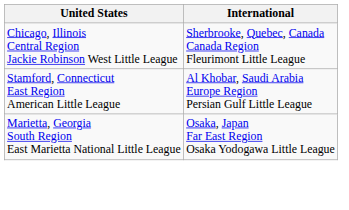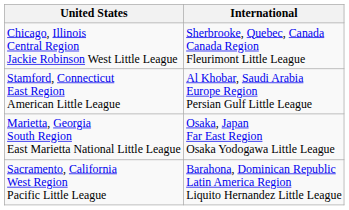+ row: (62, 182)
